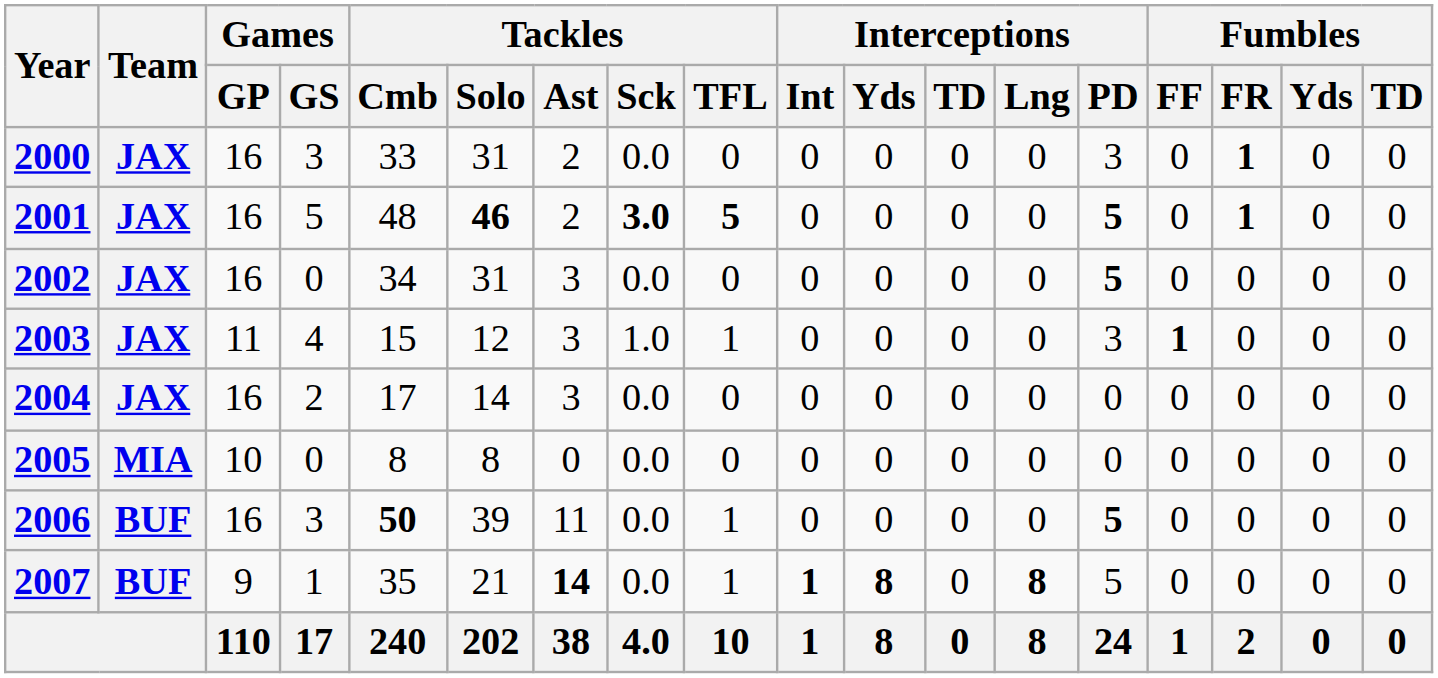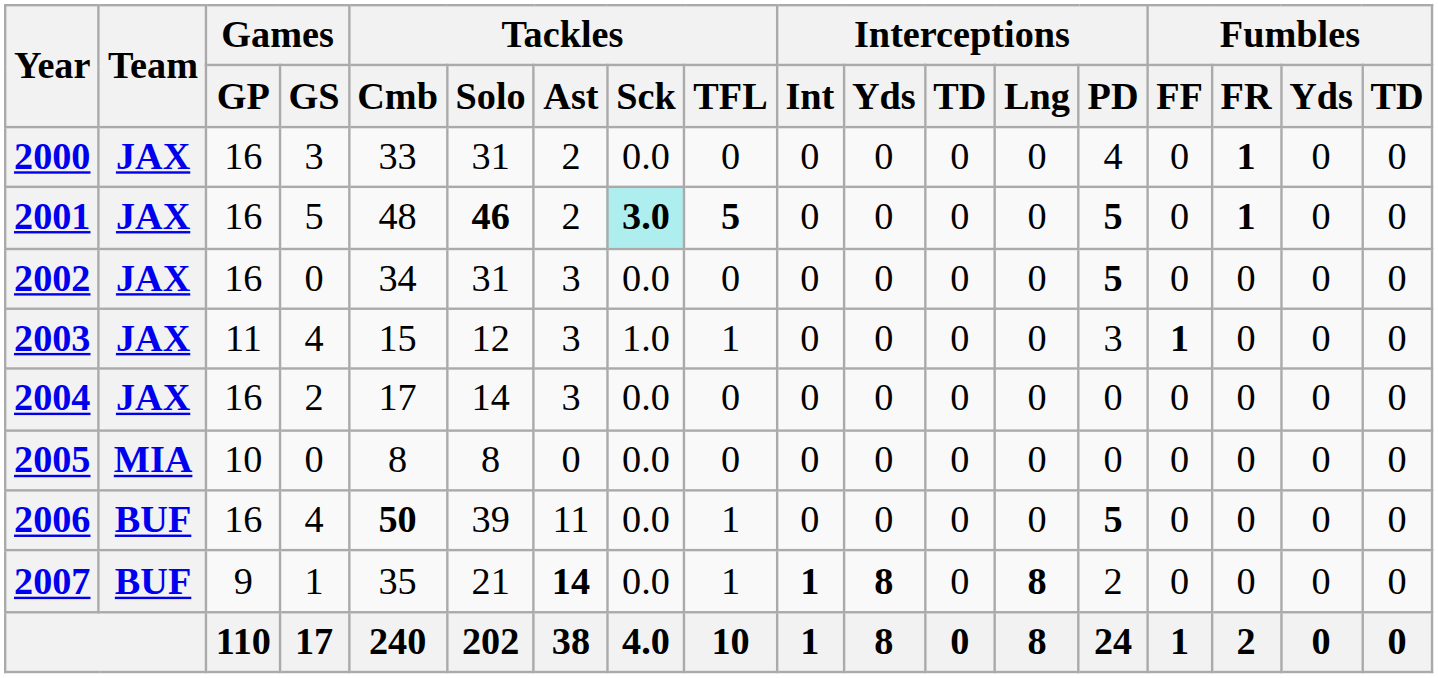(1113, 156) 3 -> (1113, 156) 4
(646, 216) no background -> (646, 216) paleturquoise background
(314, 519) 3 -> (314, 519) 4
(1113, 580) 5 -> (1113, 580) 2
